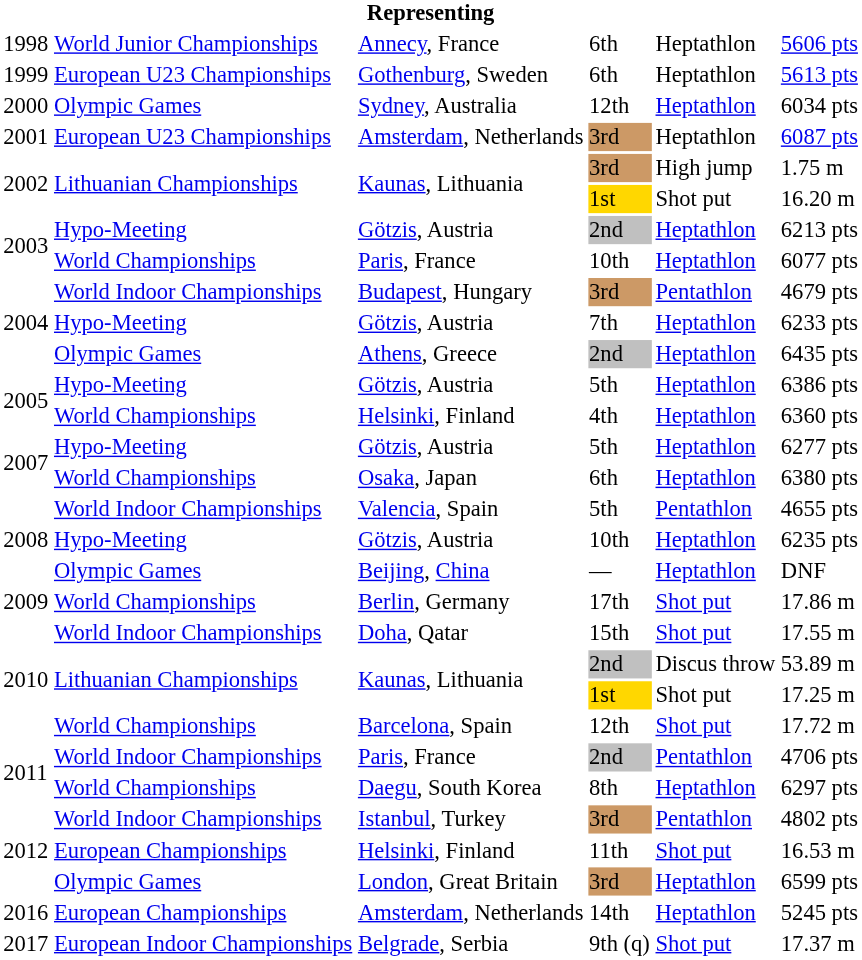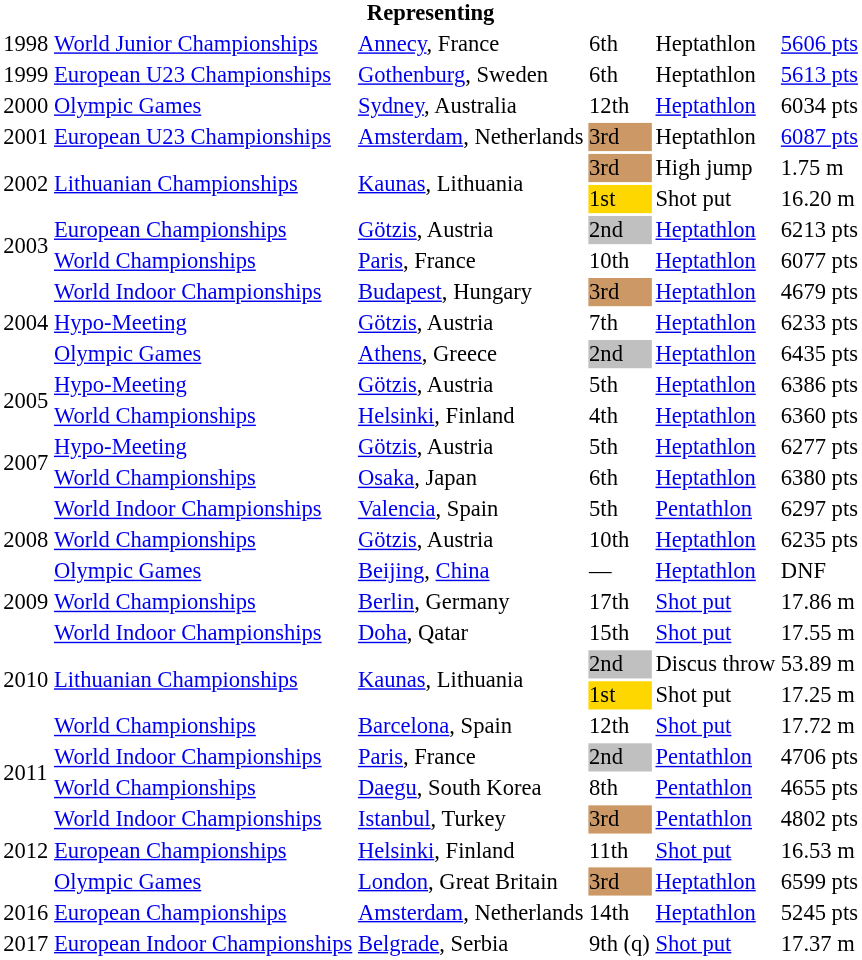(120, 229) Hypo-Meeting -> (170, 229) European Championships
(704, 291) Pentathlon -> (706, 291) Heptathlon
(819, 509) 4655 pts -> (819, 509) 6297 pts
(120, 540) Hypo-Meeting -> (155, 540) World Championships
(706, 788) Heptathlon -> (704, 788) Pentathlon
(819, 788) 6297 pts -> (819, 788) 4655 pts
